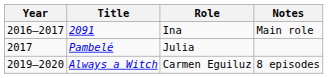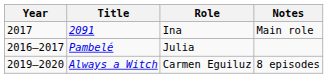(35, 30) 2016–2017 -> (20, 30) 2017
(20, 47) 2017 -> (35, 47) 2016–2017
